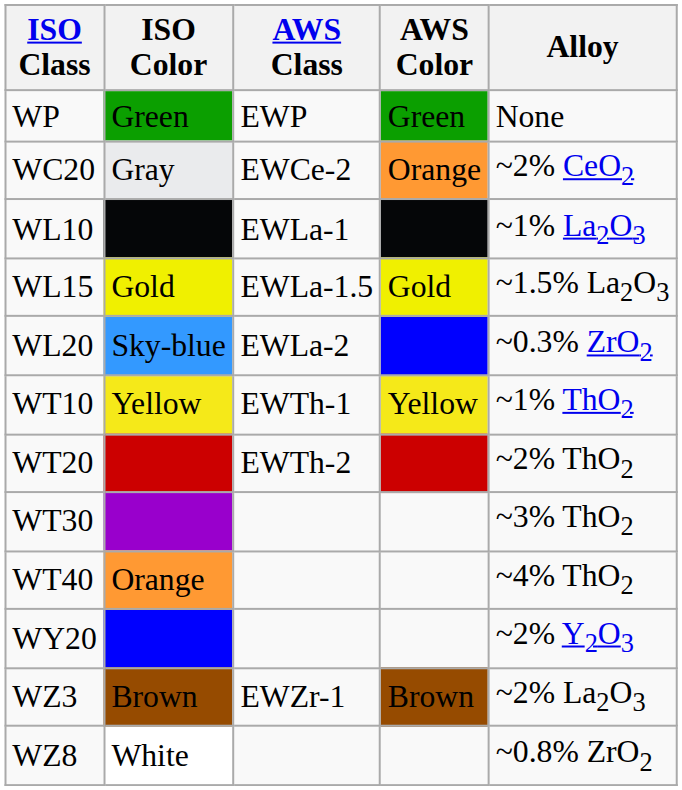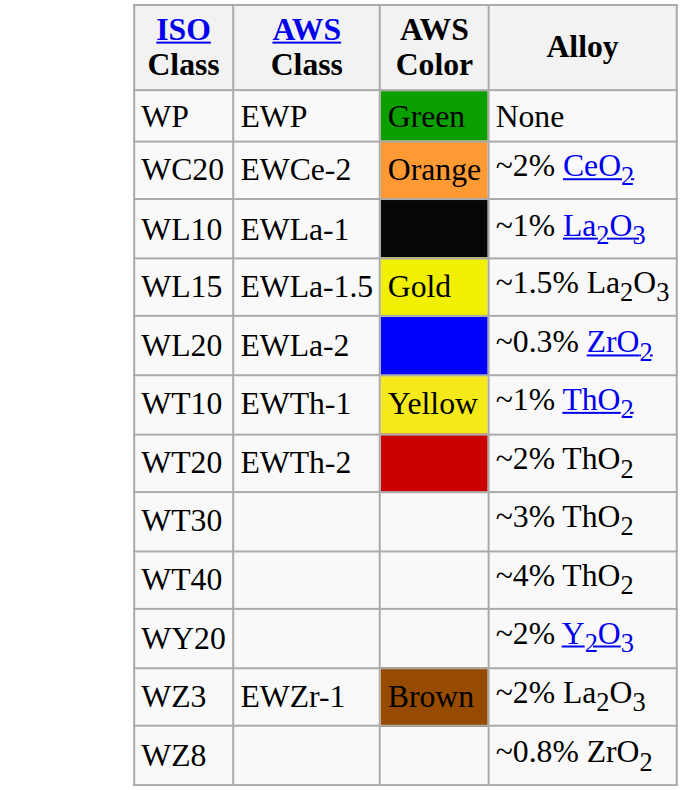- column: (169, 47)
